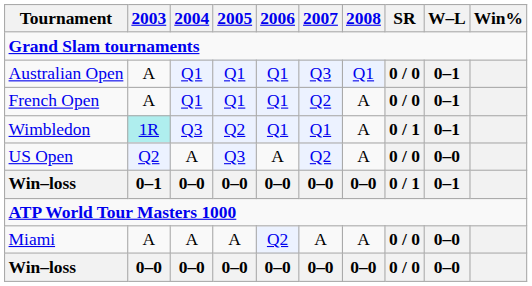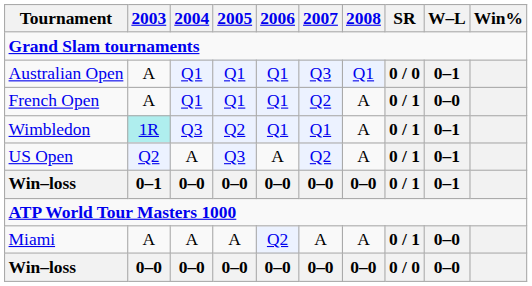(404, 101) 0 / 0 -> (404, 101) 0 / 1
(447, 101) 0–1 -> (447, 101) 0–0
(404, 156) 0 / 0 -> (404, 156) 0 / 1
(447, 156) 0–0 -> (447, 156) 0–1
(404, 239) 0 / 0 -> (404, 239) 0 / 1
